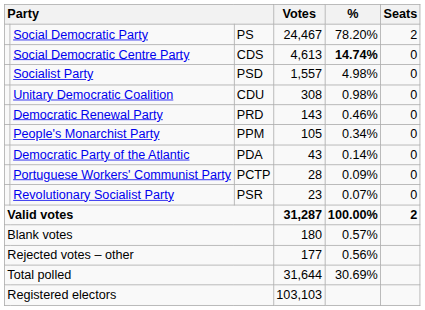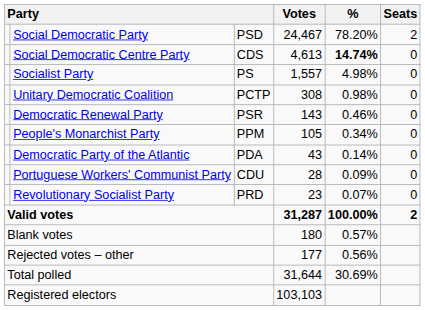(245, 34) PS -> (250, 34) PSD
(250, 74) PSD -> (245, 74) PS
(250, 94) CDU -> (254, 94) PCTP
(250, 114) PRD -> (250, 114) PSR
(254, 174) PCTP -> (250, 174) CDU
(250, 194) PSR -> (250, 194) PRD
